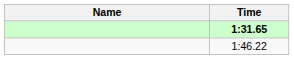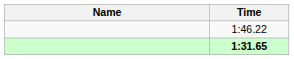rows swapped: (249, 29) <-> (249, 46)
